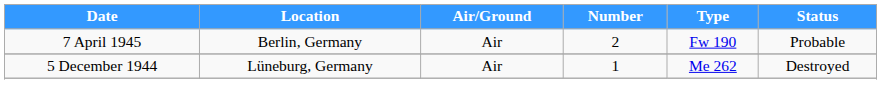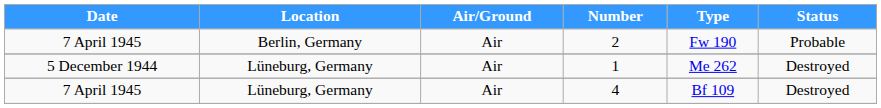+ row: (615, 90)
